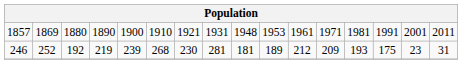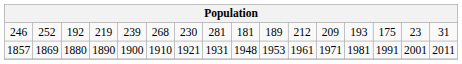rows swapped: (19, 31) <-> (19, 50)
